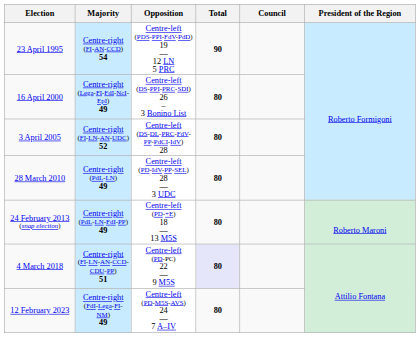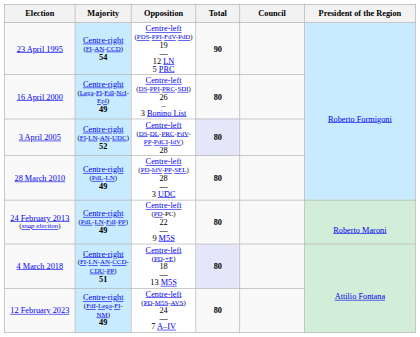(218, 137) no background -> (218, 137) lavender background
(164, 222) Centre-left (PD-+E) 18 — 13 M5S -> (164, 222) Centre-left (PD-PC) 22 — 9 M5S
(164, 266) Centre-left (PD-PC) 22 — 9 M5S -> (164, 266) Centre-left (PD-+E) 18 — 13 M5S
